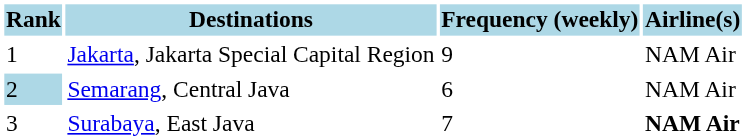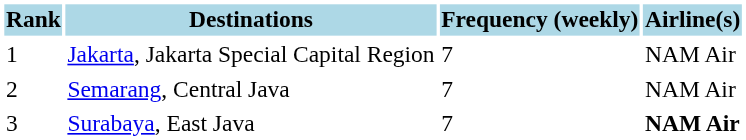(447, 54) 9 -> (447, 54) 7
(12, 88) lightblue background -> (12, 88) no background
(447, 88) 6 -> (447, 88) 7
